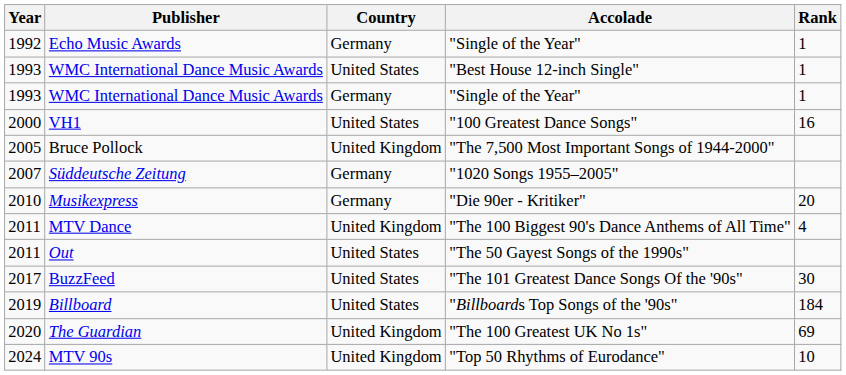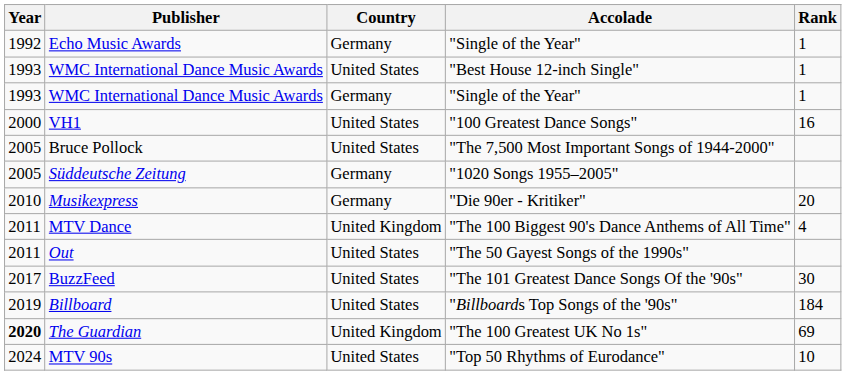(386, 148) United Kingdom -> (375, 148) United States
(25, 174) 2007 -> (25, 174) 2005
(25, 331) normal -> (25, 331) bold
(386, 357) United Kingdom -> (375, 357) United States
